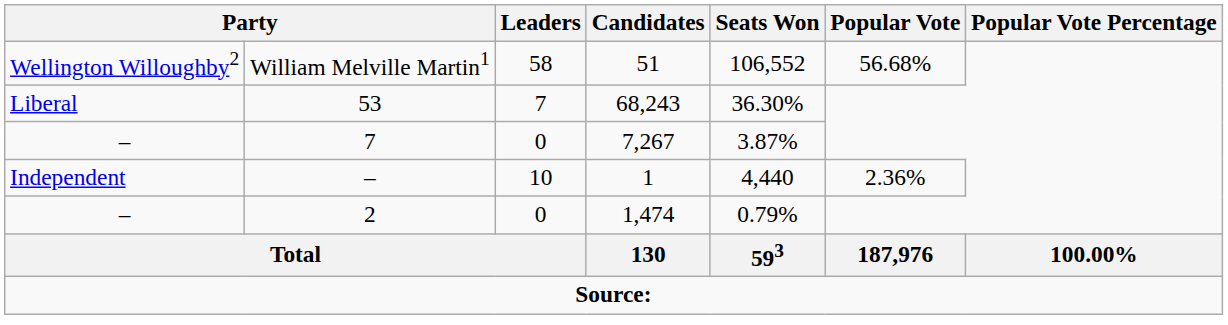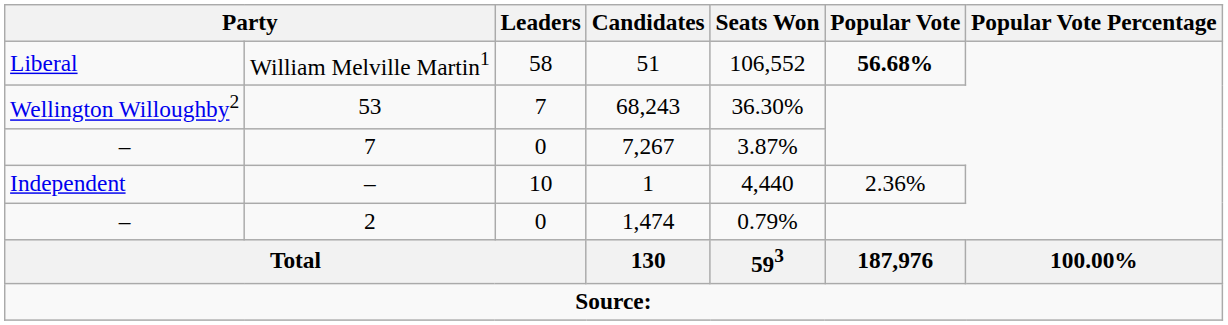(125, 63) Wellington Willoughby2 -> (44, 63) Liberal
(895, 63) normal -> (895, 63) bold
(44, 103) Liberal -> (125, 106) Wellington Willoughby2
